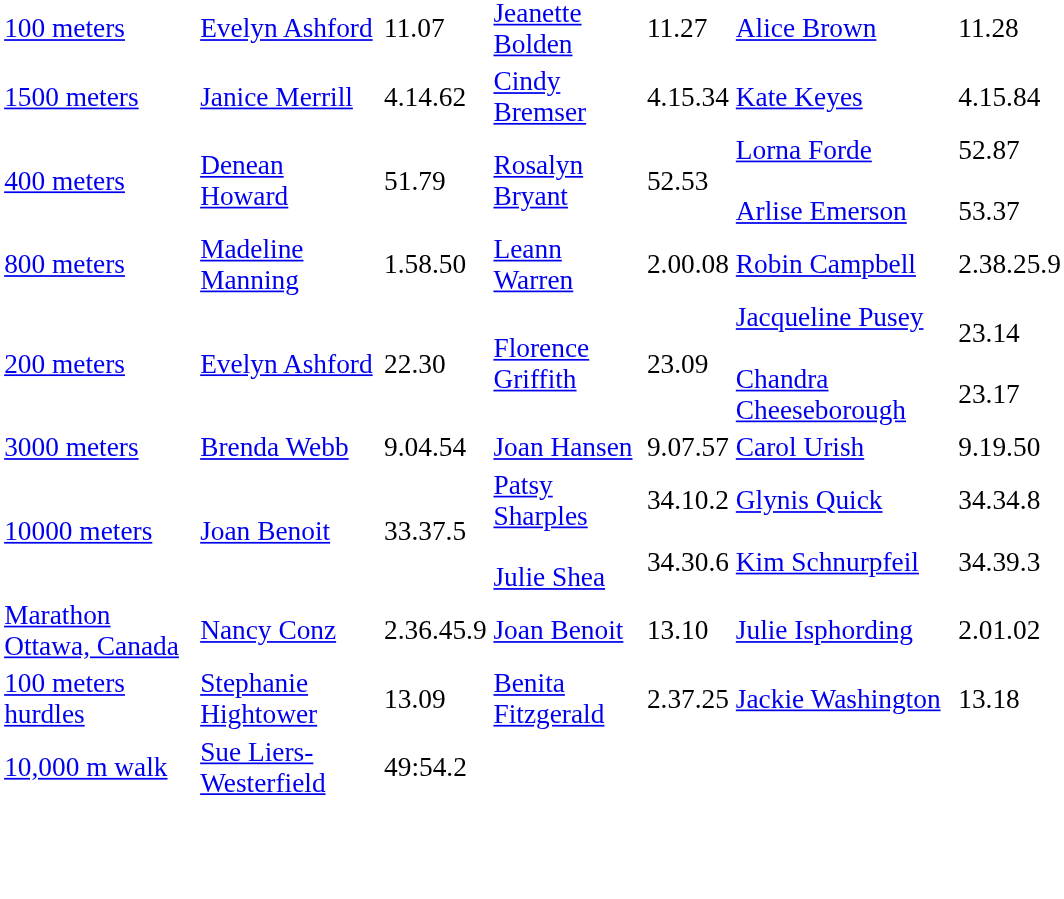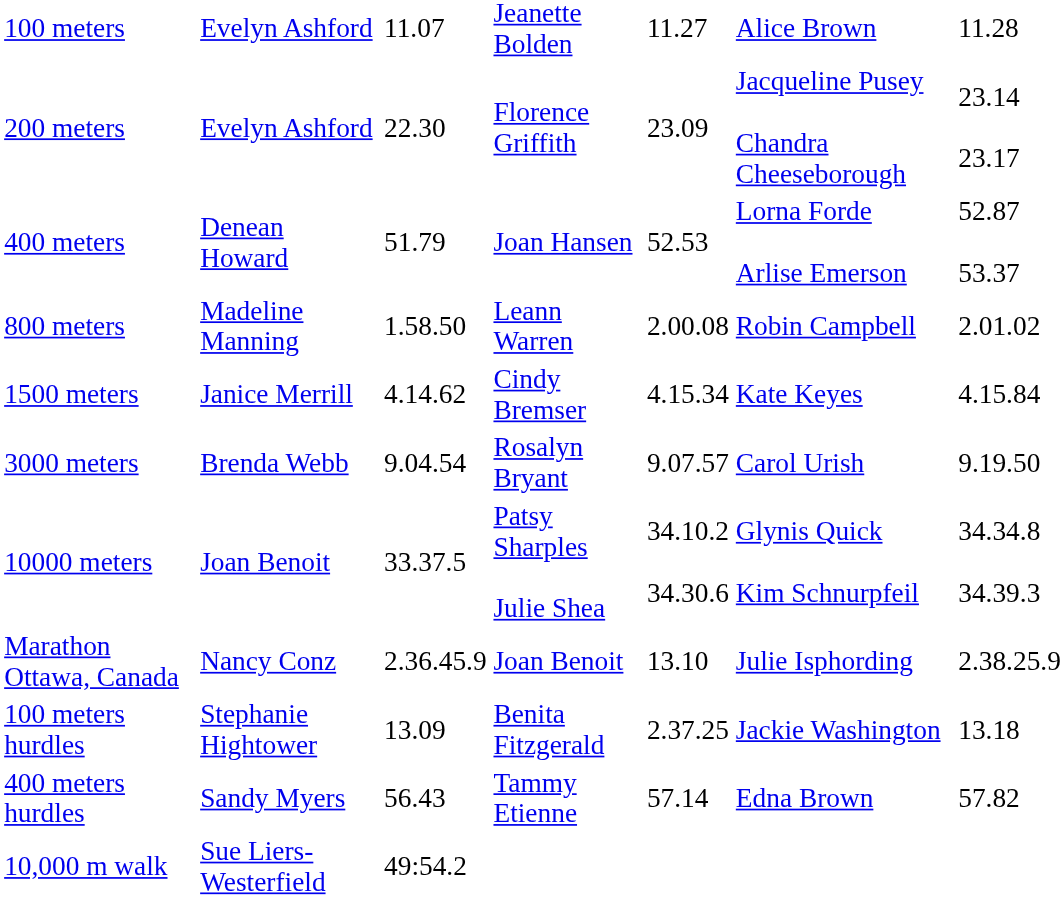rows swapped: (65, 363) <-> (71, 96)
(538, 180) Rosalyn Bryant -> (563, 242) Joan Hansen
(1010, 264) 2.38.25.9 -> (999, 326) 2.01.02
(563, 447) Joan Hansen -> (538, 462) Rosalyn Bryant
(999, 630) 2.01.02 -> (1010, 661) 2.38.25.9
+ row: (65, 798)
